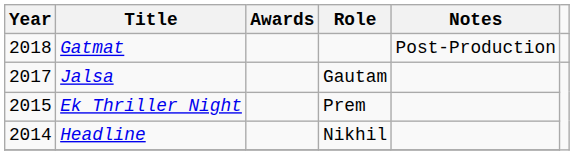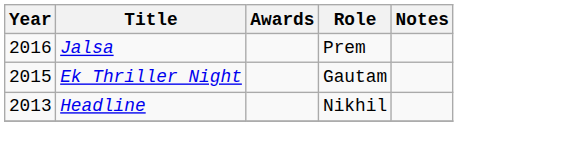- row: (92, 48)
(30, 77) 2017 -> (30, 48) 2016
(355, 77) Gautam -> (344, 48) Prem
(344, 106) Prem -> (355, 77) Gautam
(30, 135) 2014 -> (30, 106) 2013
